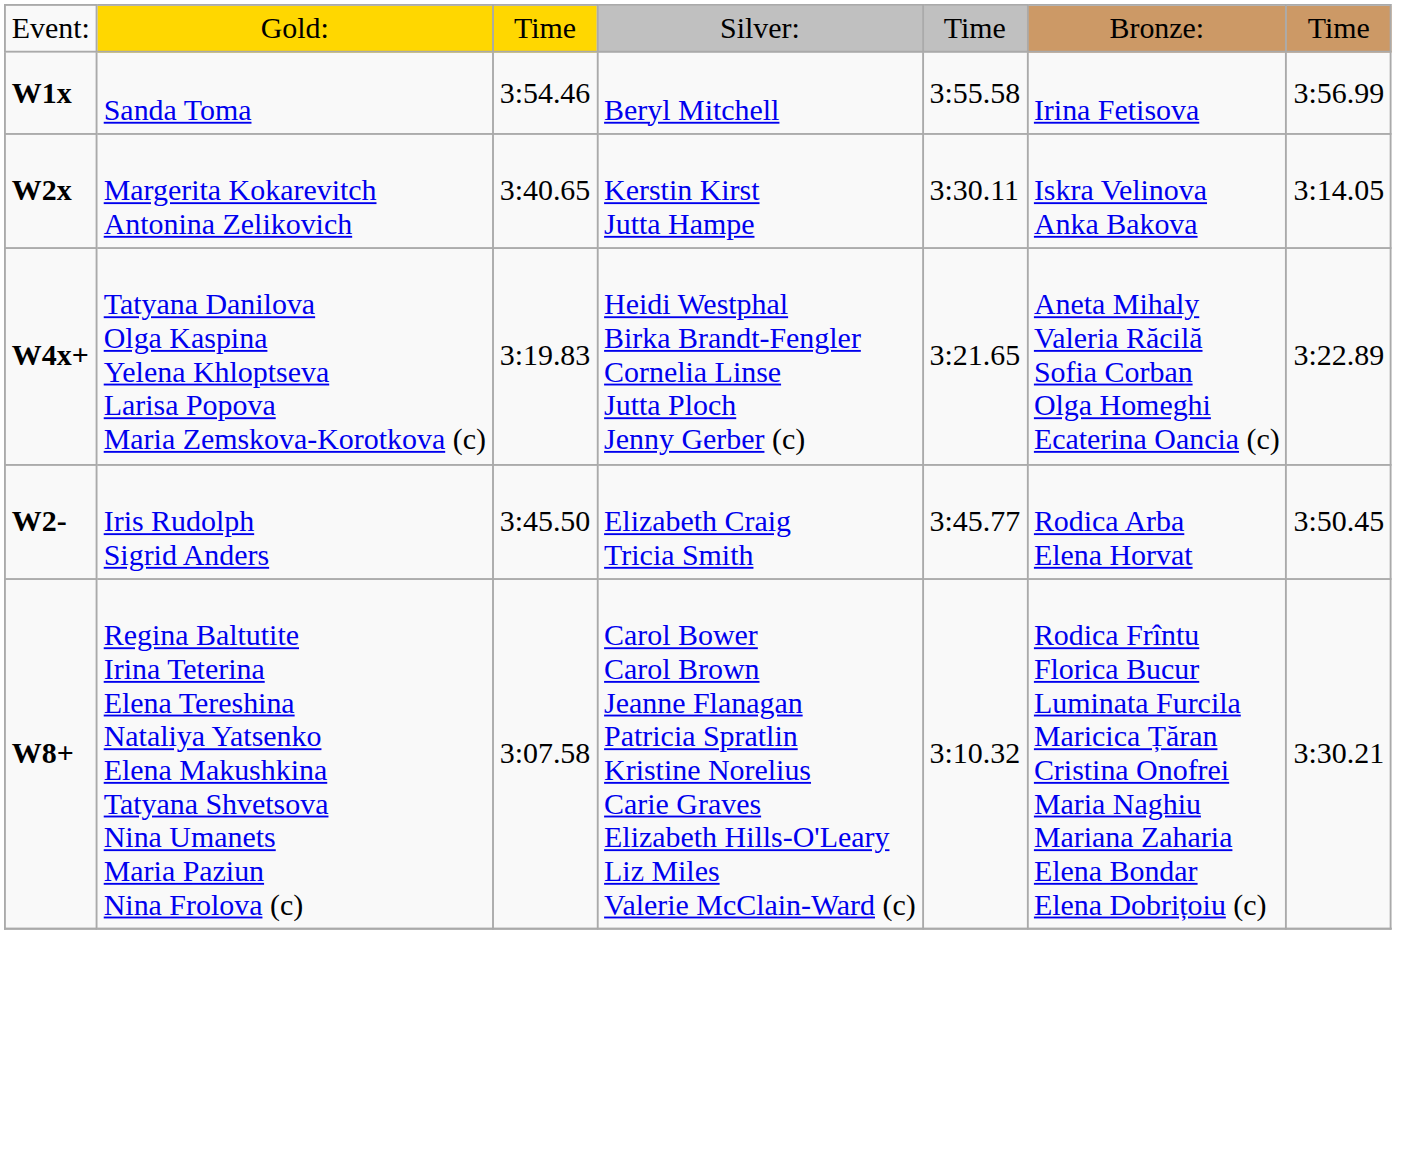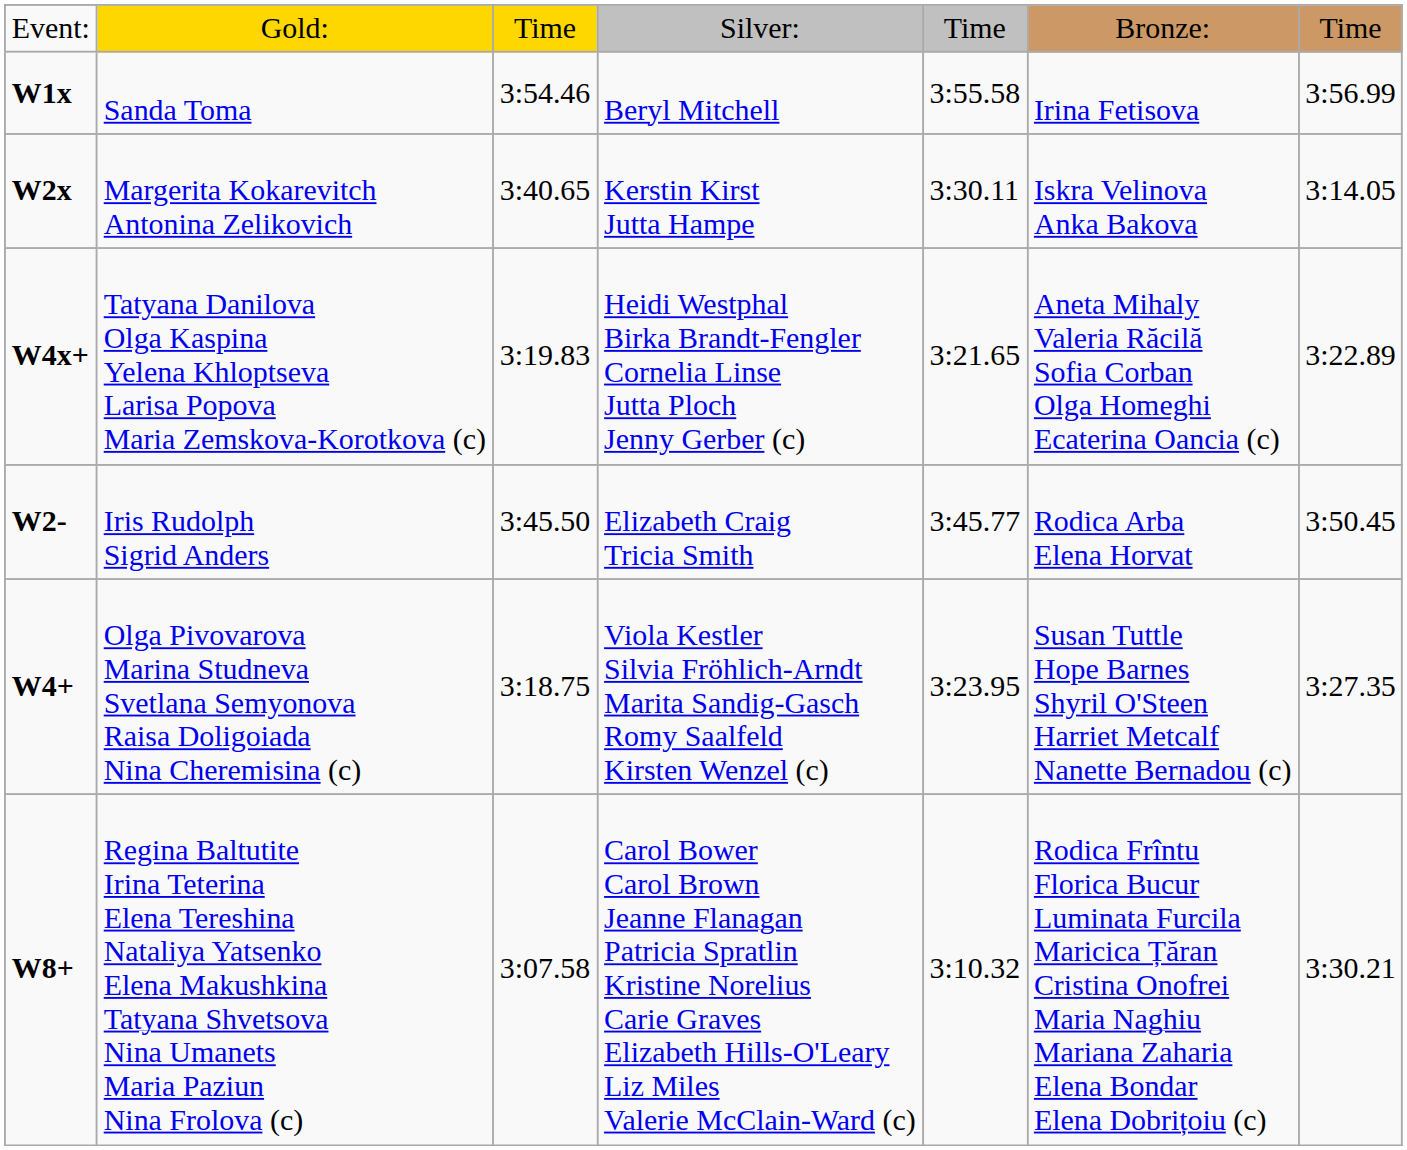+ row: (43, 686)
